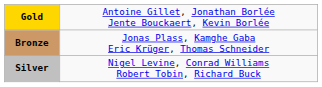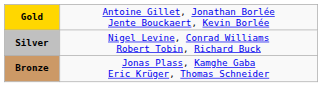rows swapped: (32, 69) <-> (32, 43)
